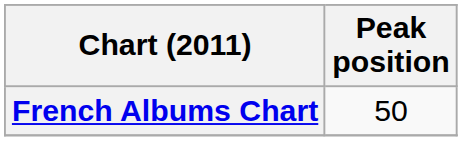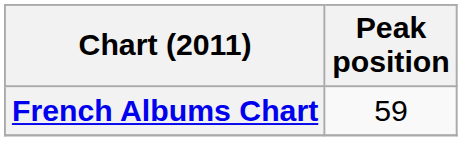(391, 110) 50 -> (391, 110) 59
